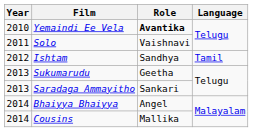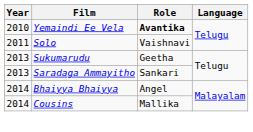- row: (50, 58)
